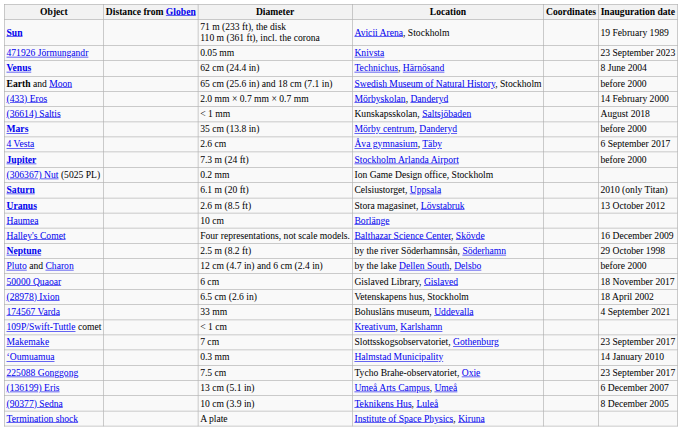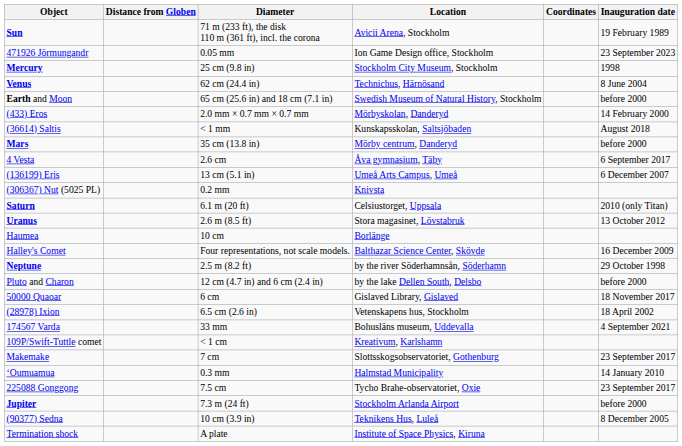(369, 53) Knivsta -> (424, 53) Ion Game Design office, Stockholm
+ row: (25, 68)
rows swapped: (21, 159) <-> (33, 388)
(424, 175) Ion Game Design office, Stockholm -> (369, 190) Knivsta
